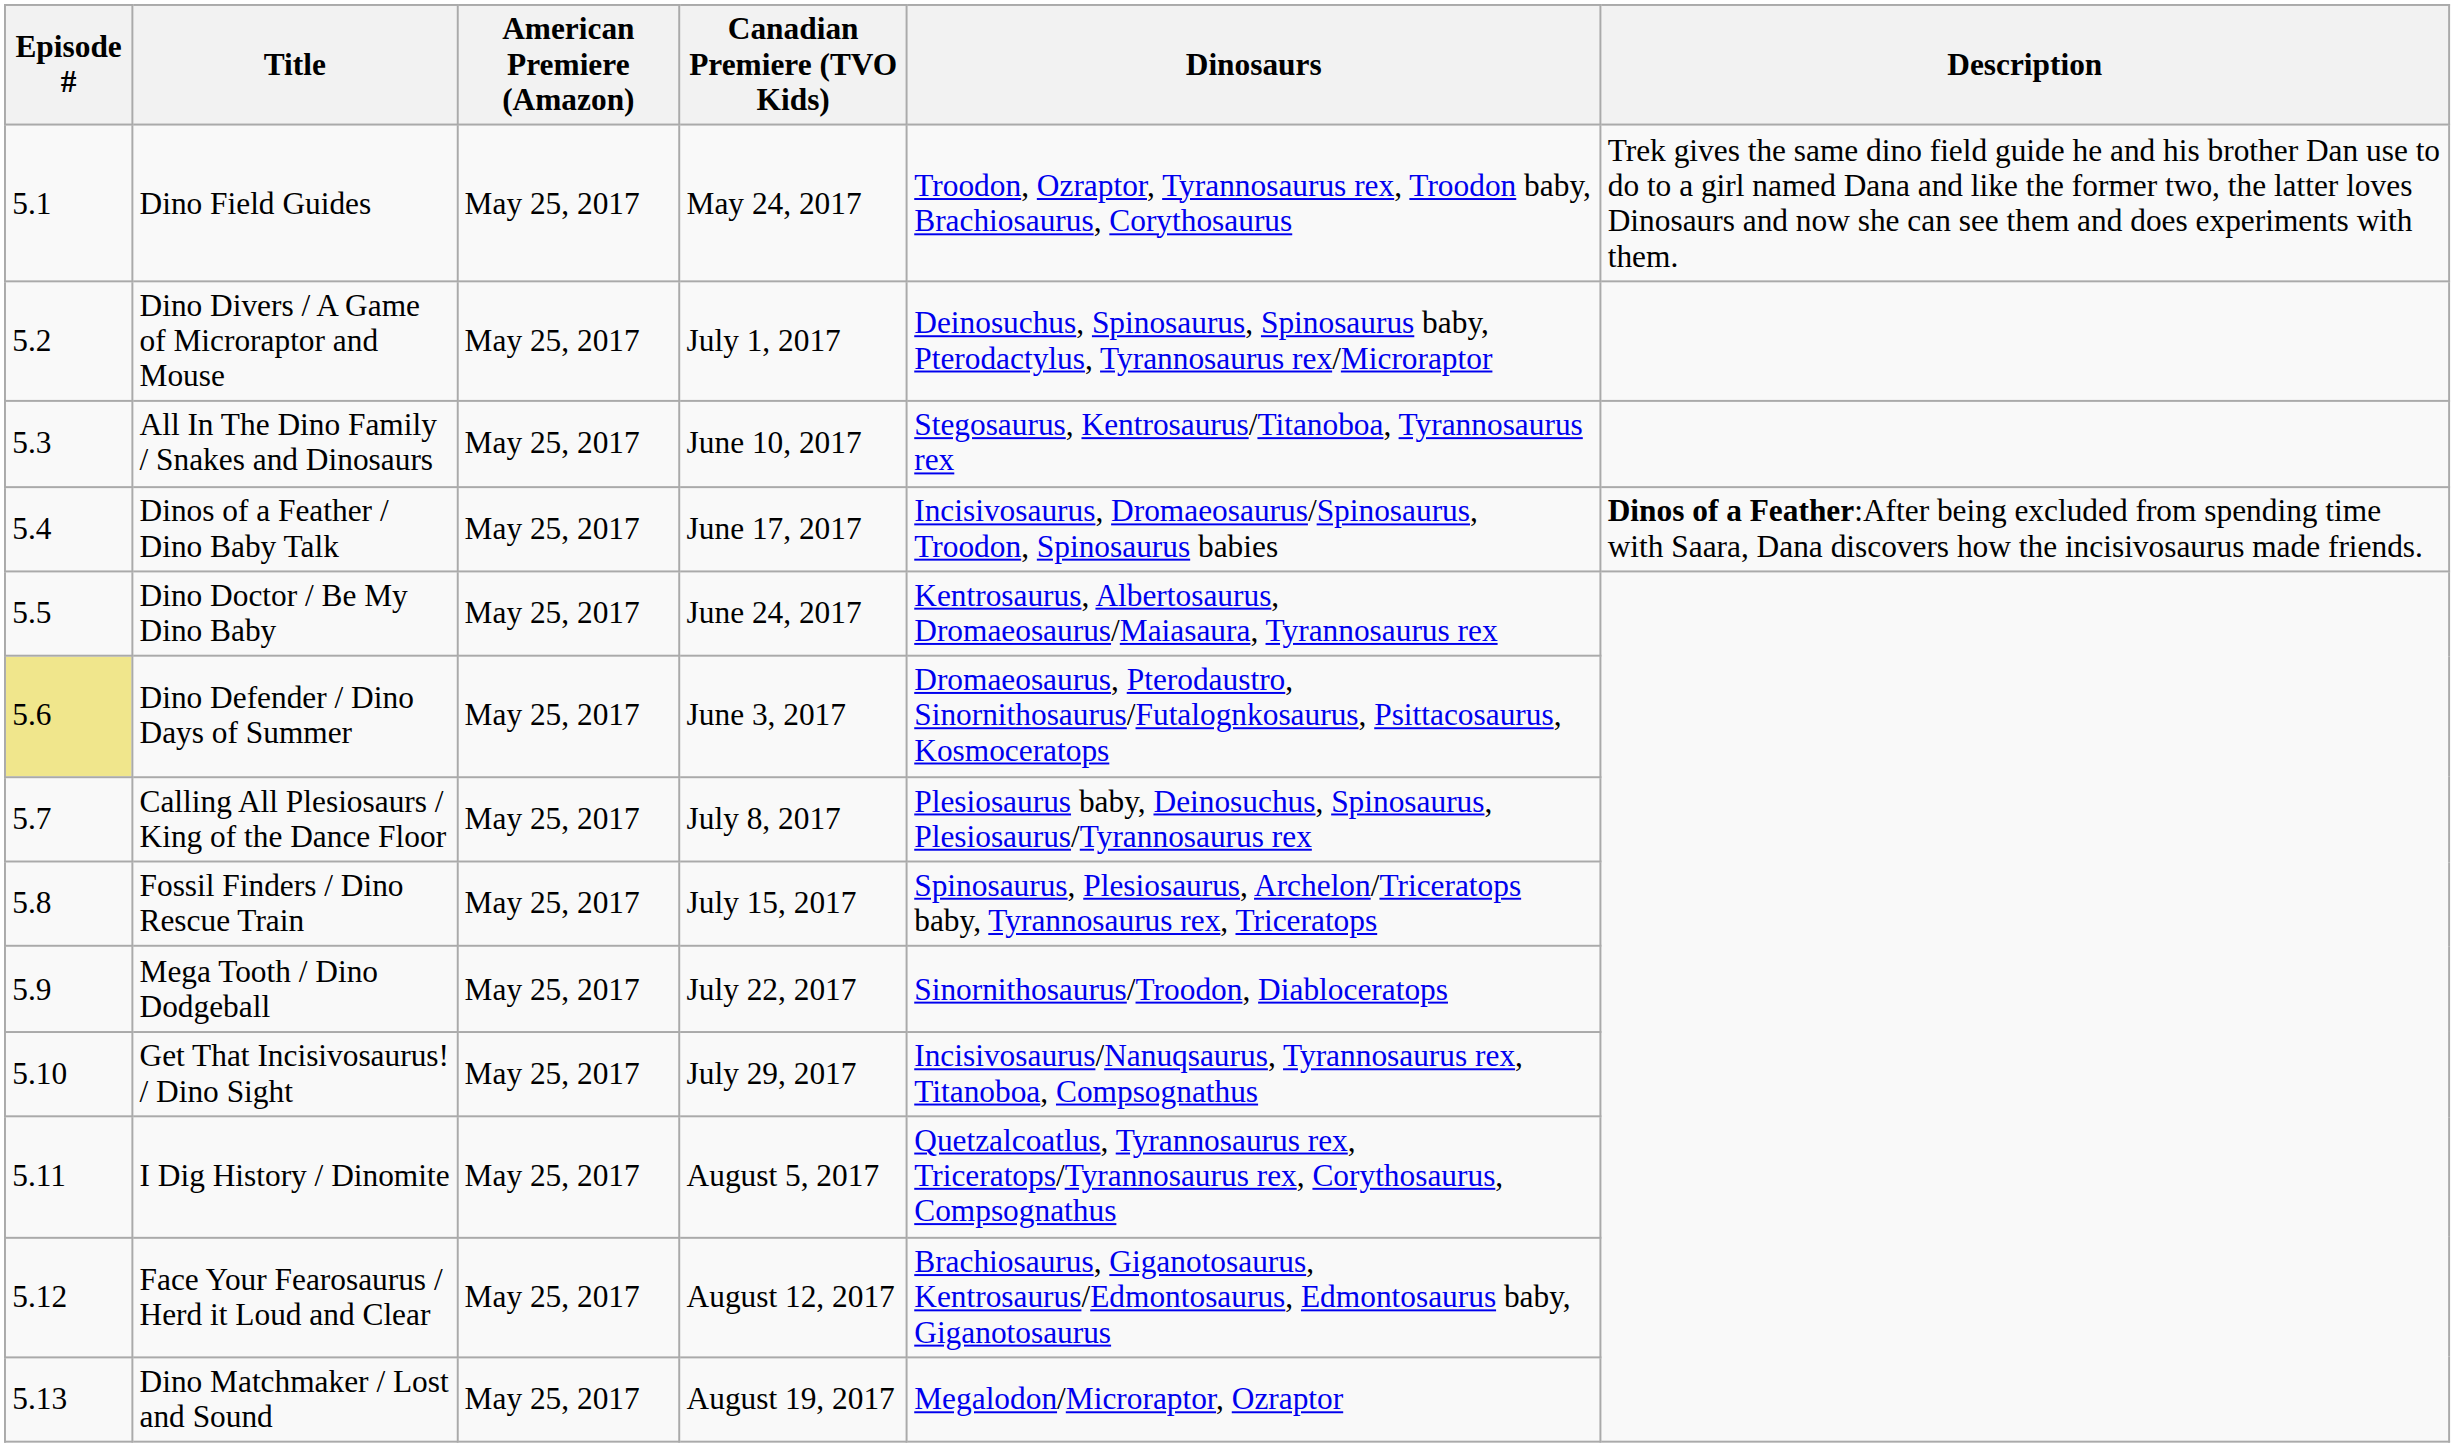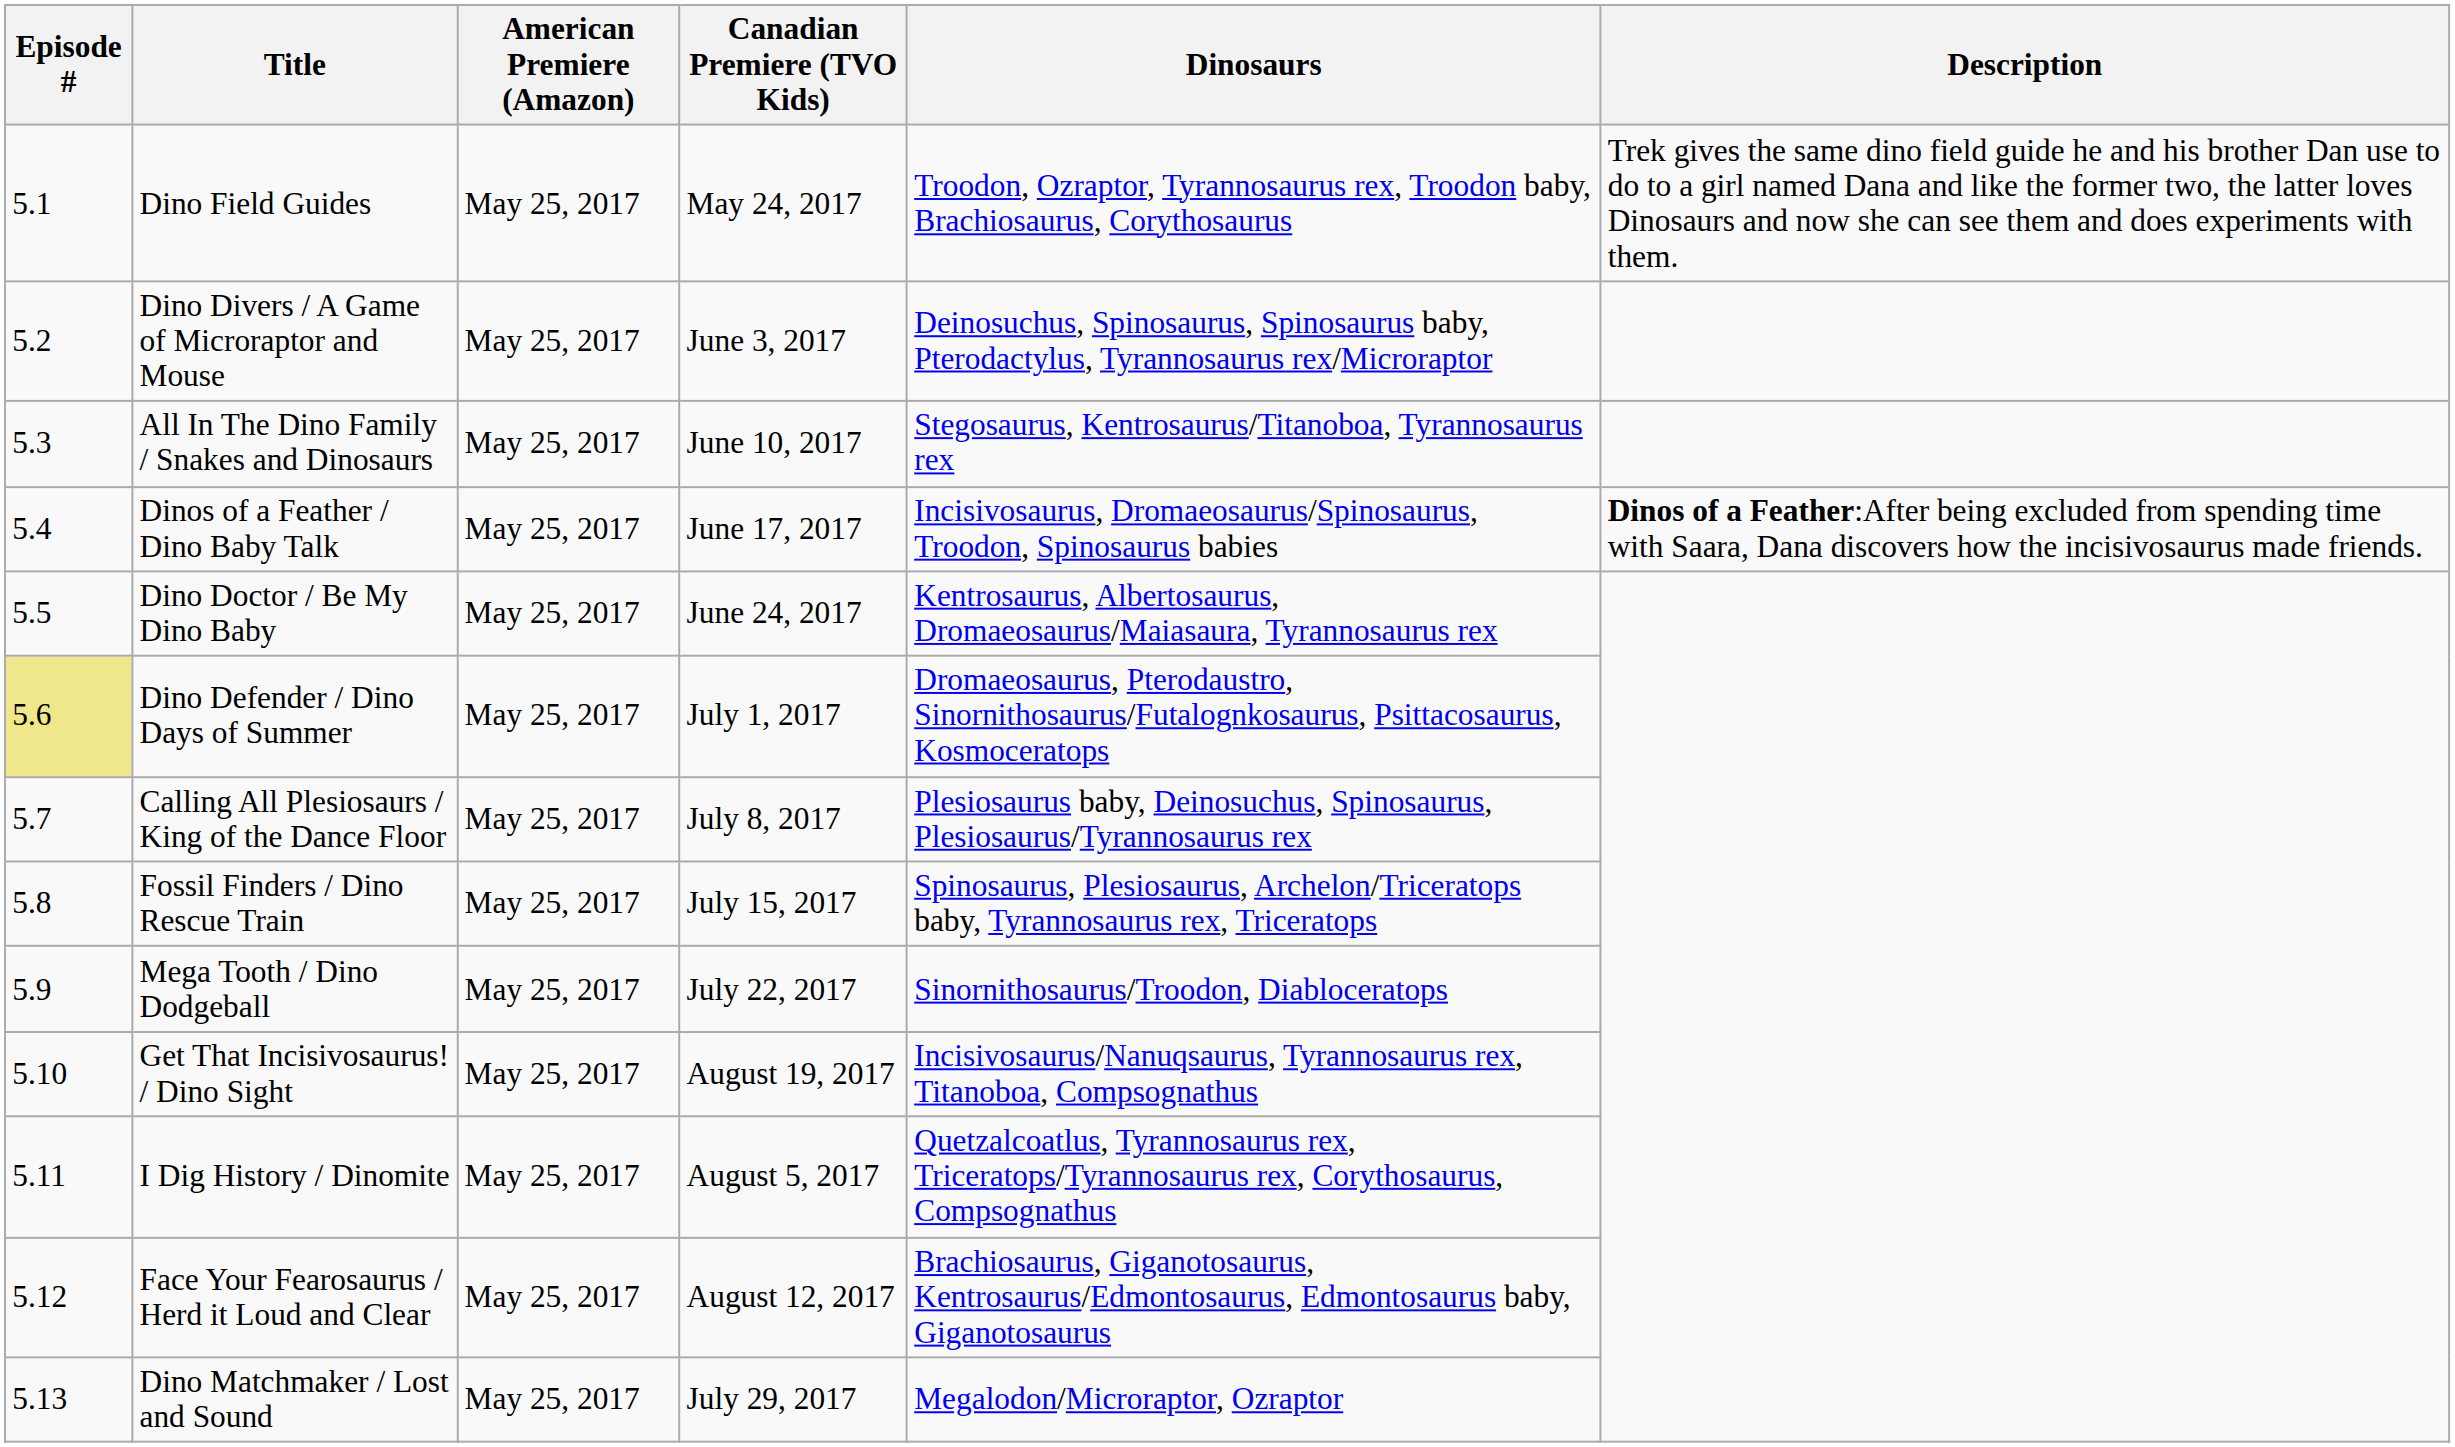(764, 340) July 1, 2017 -> (766, 340) June 3, 2017
(766, 715) June 3, 2017 -> (764, 715) July 1, 2017
(772, 1073) July 29, 2017 -> (791, 1073) August 19, 2017
(791, 1399) August 19, 2017 -> (772, 1399) July 29, 2017
